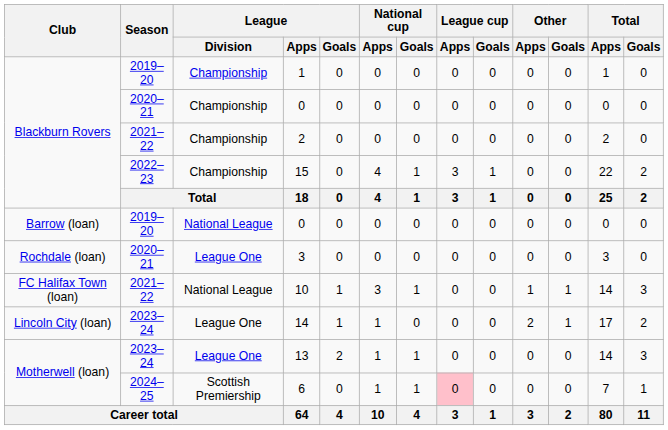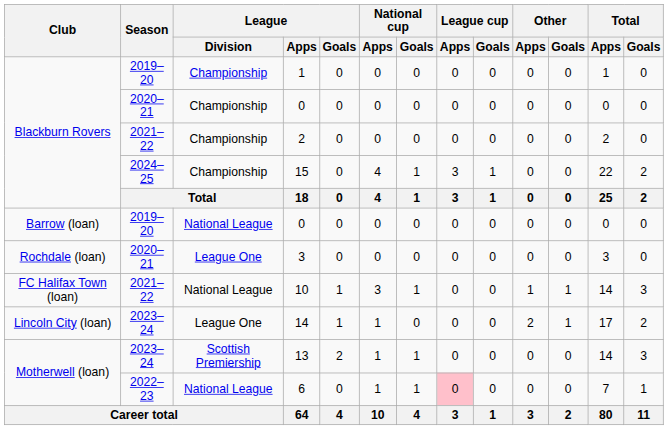(147, 172) 2022–23 -> (147, 172) 2024–25
(228, 356) League One -> (228, 356) Scottish Premiership
(147, 389) 2024–25 -> (147, 389) 2022–23
(228, 389) Scottish Premiership -> (228, 389) National League
